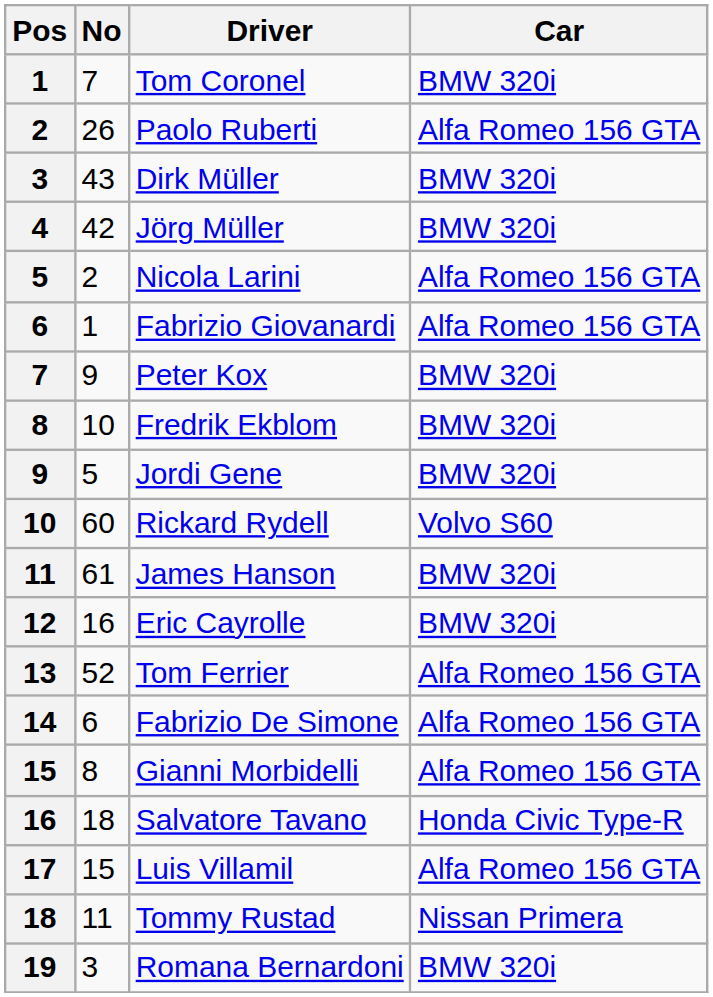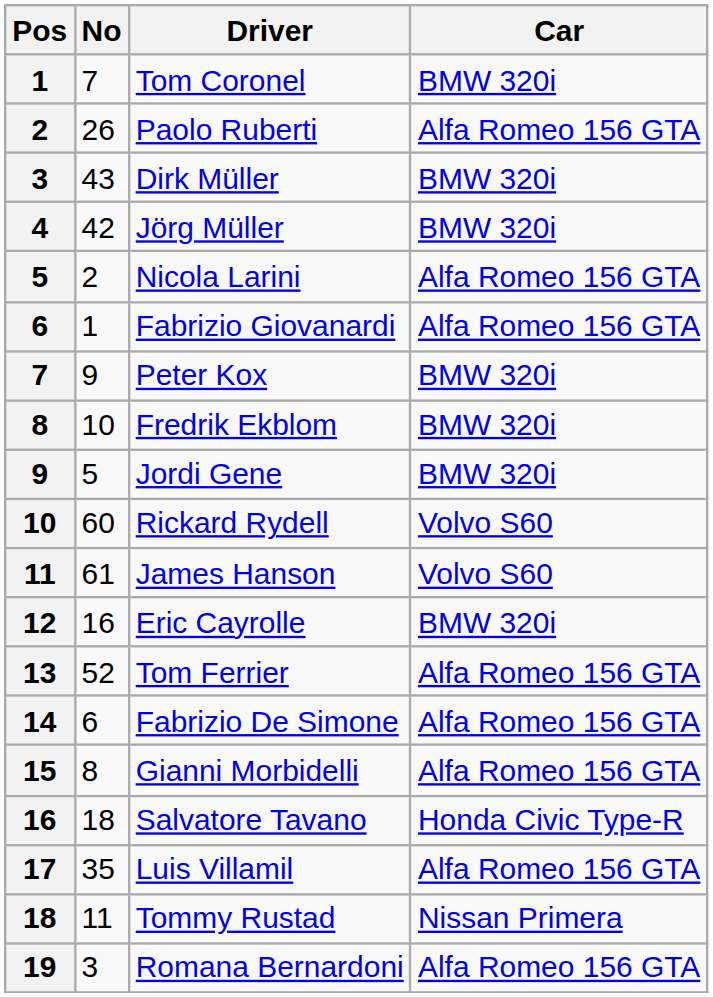(487, 573) BMW 320i -> (485, 573) Volvo S60
(98, 869) 15 -> (98, 869) 35
(487, 967) BMW 320i -> (559, 967) Alfa Romeo 156 GTA
